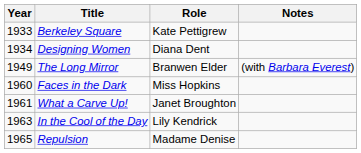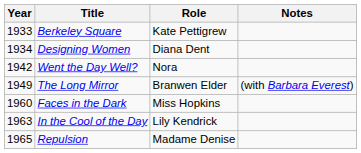+ row: (87, 67)
- row: (83, 103)
